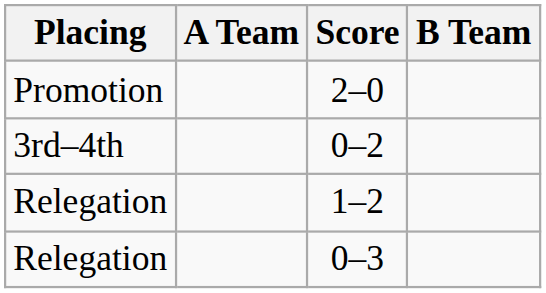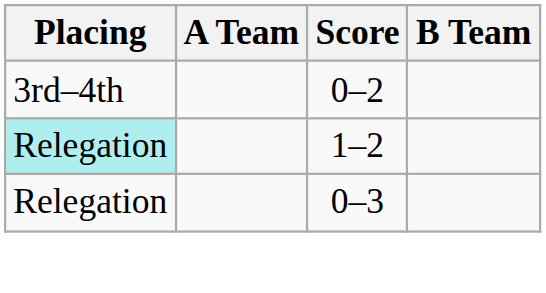- row: (357, 88)
(90, 201) no background -> (90, 145) paleturquoise background
